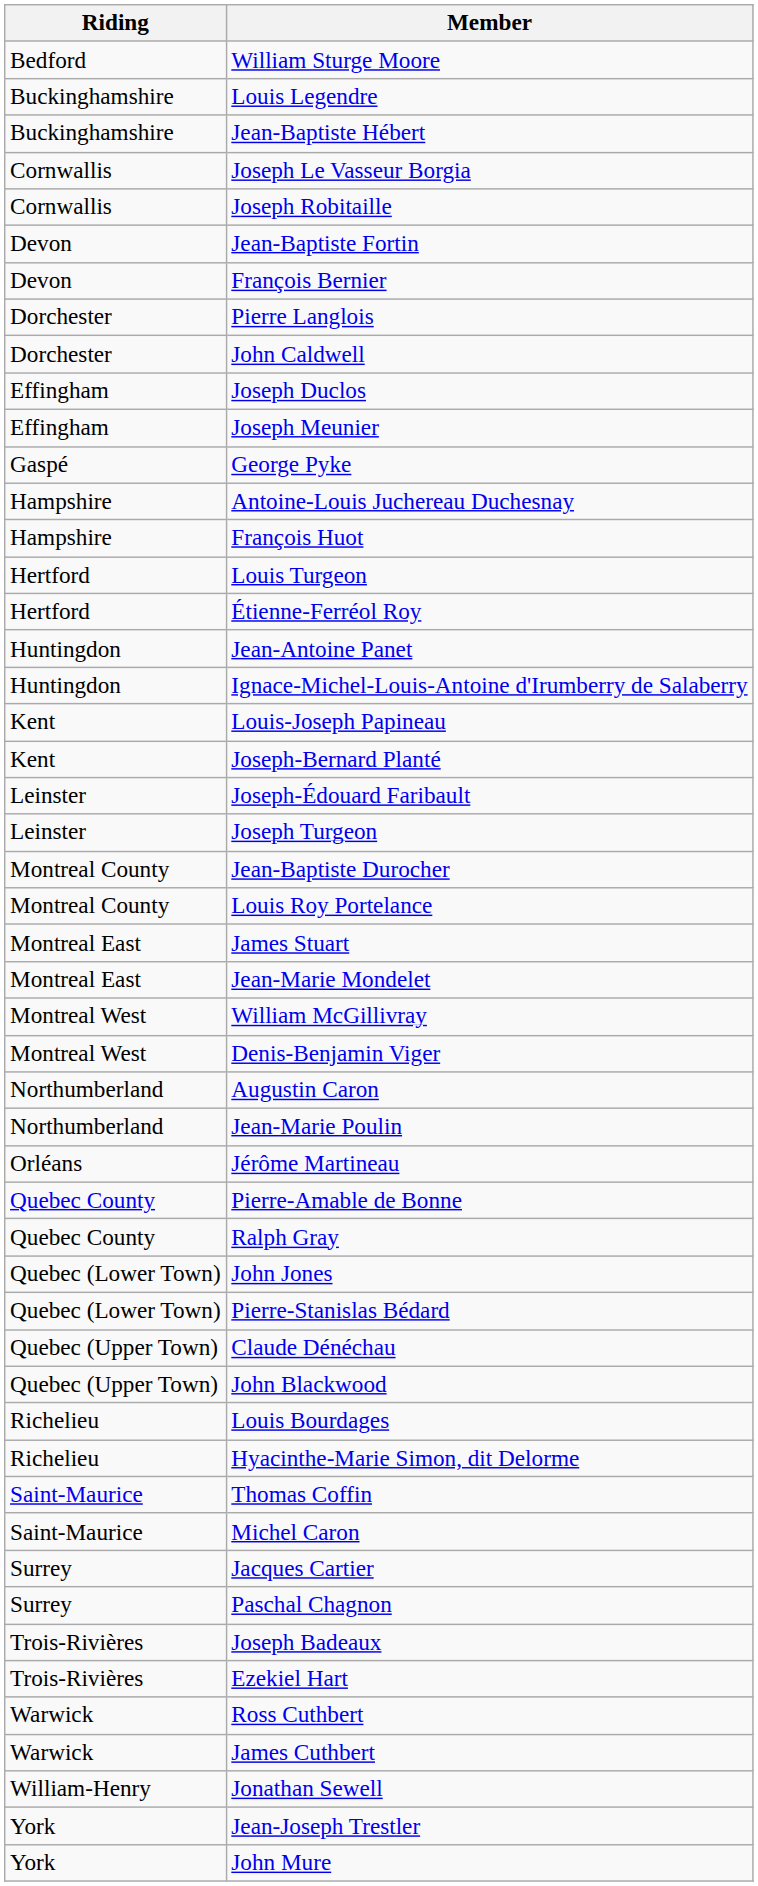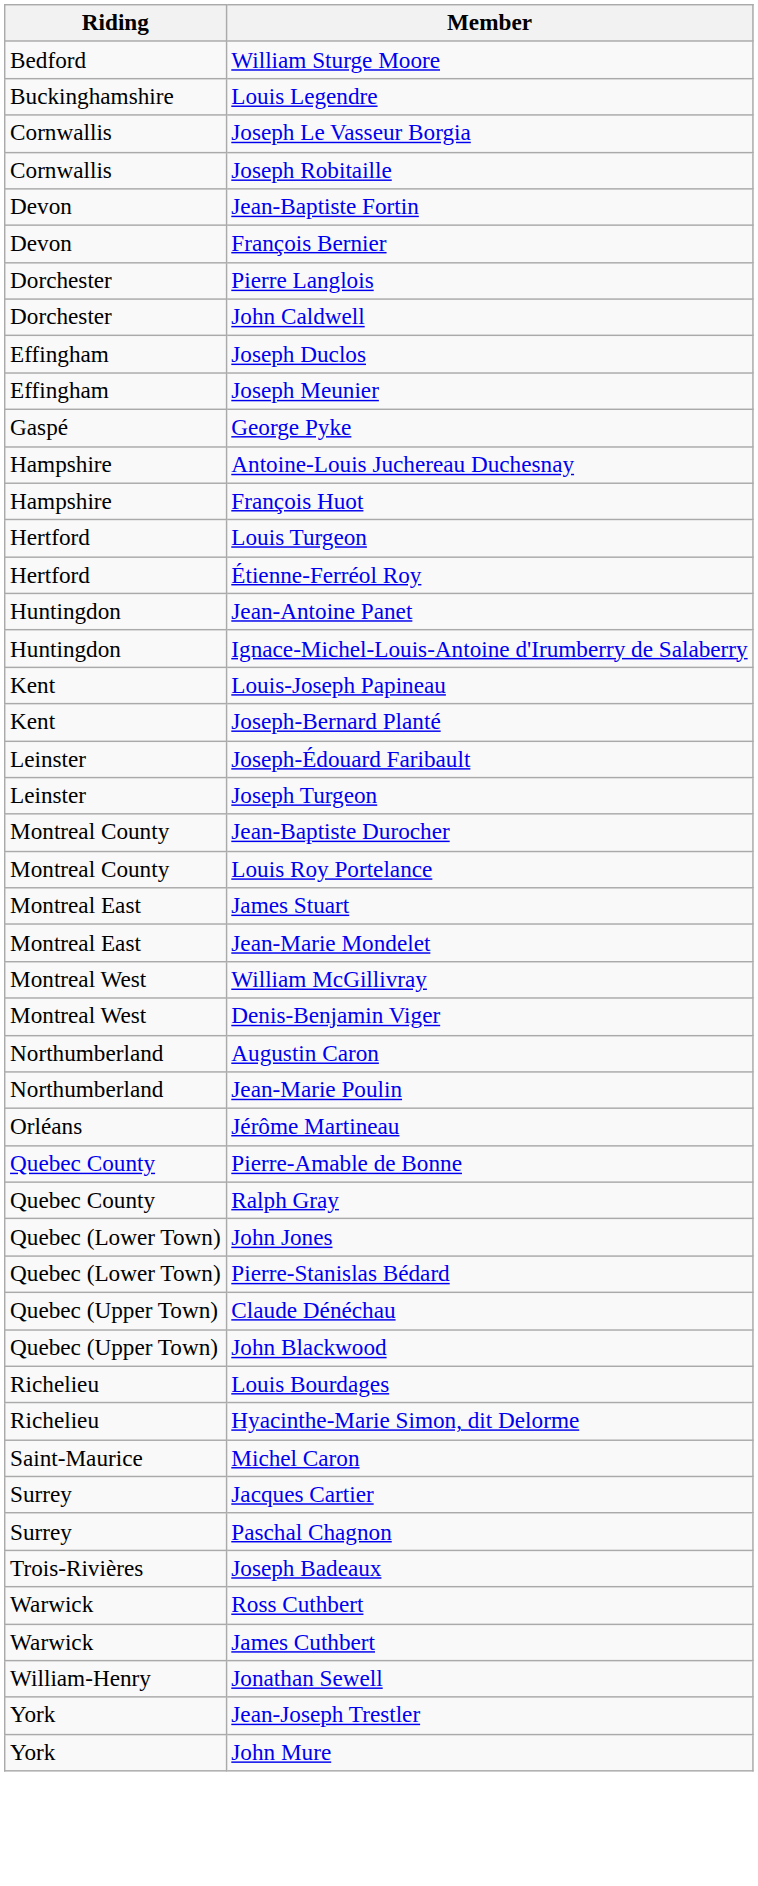- row: (328, 133)
- row: (302, 1494)
- row: (290, 1678)
